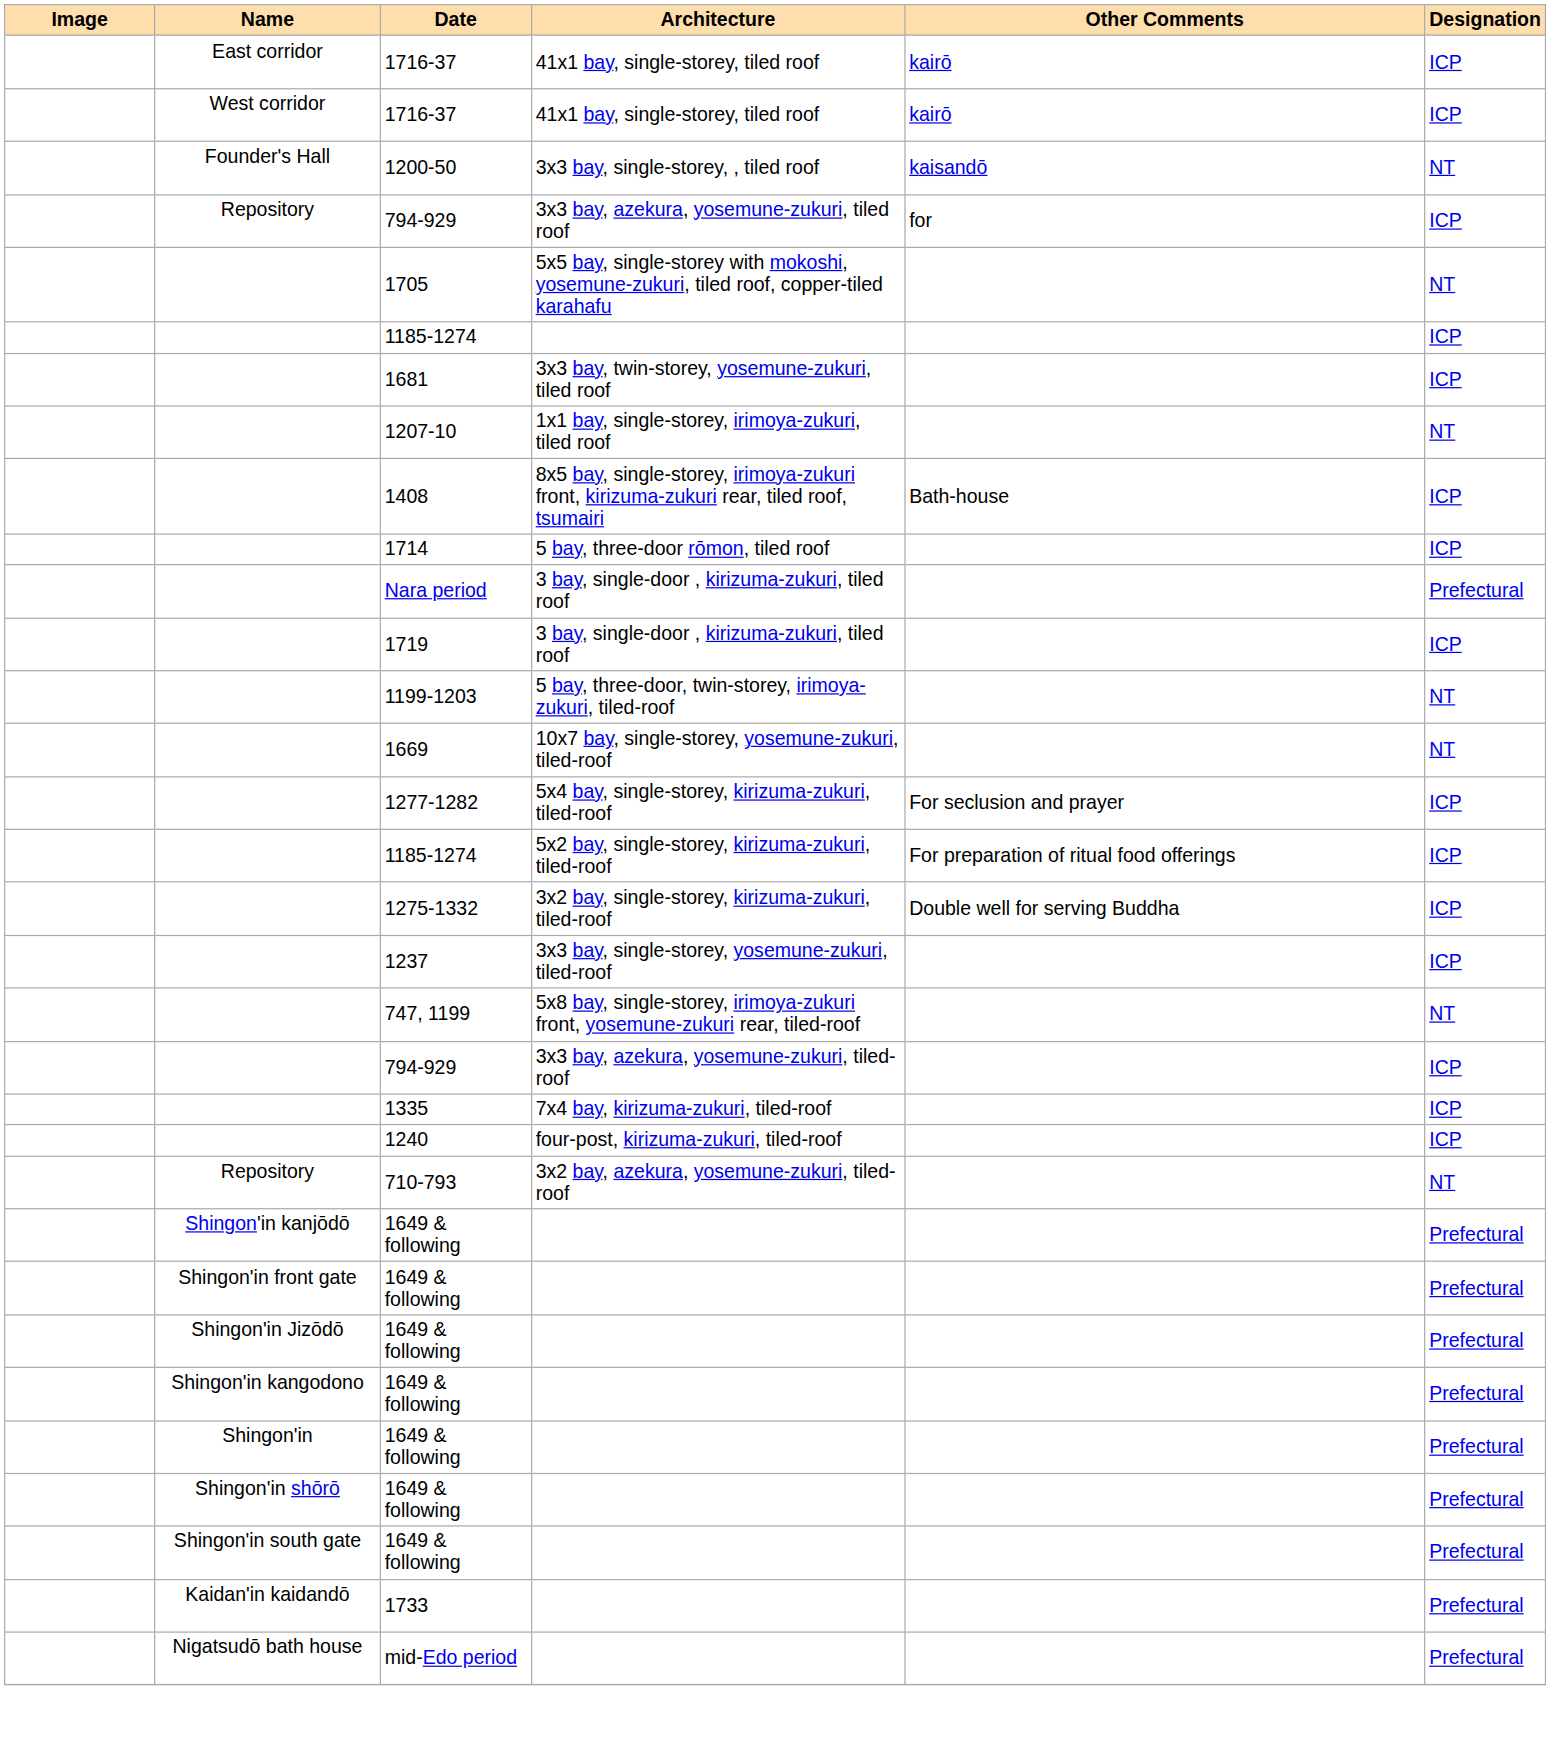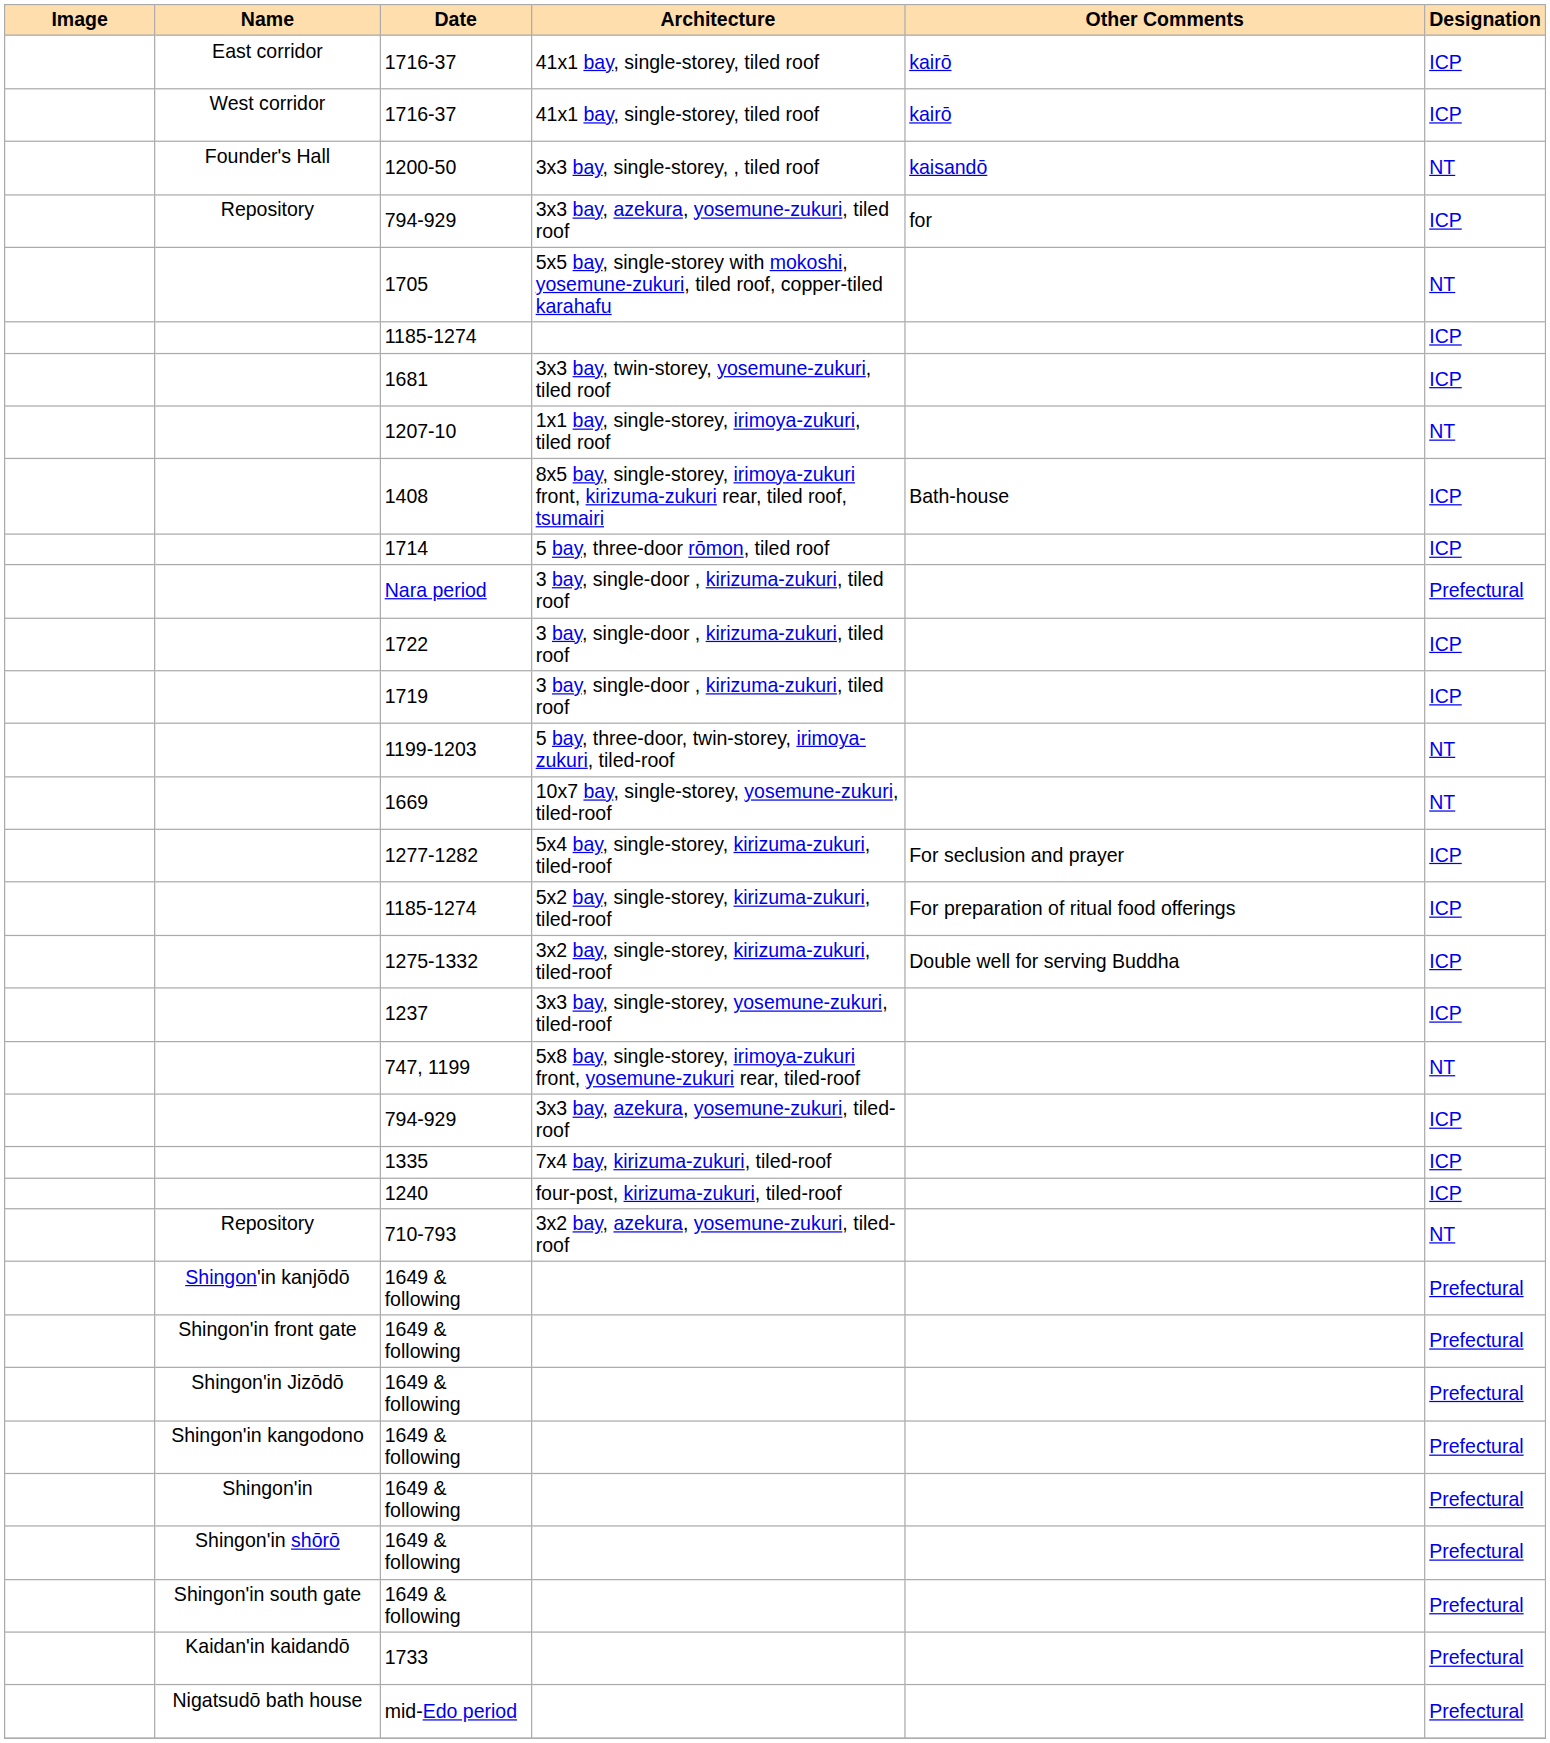+ row: (267, 644)
